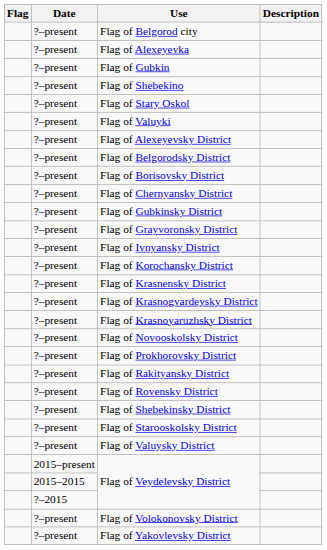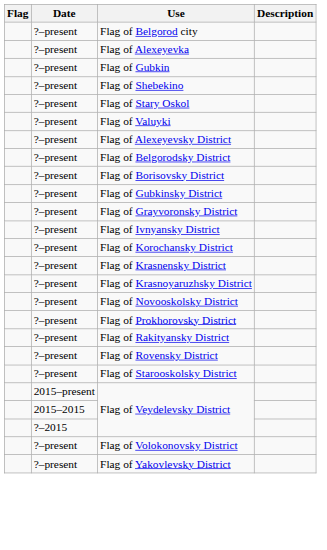- row: (55, 193)
- row: (55, 301)
- row: (55, 409)
- row: (55, 445)
